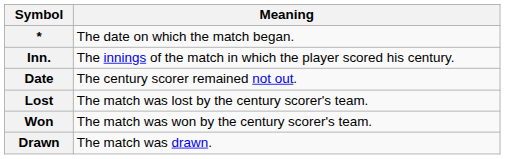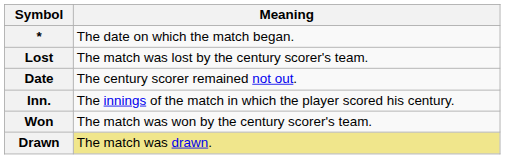rows swapped: (39, 57) <-> (39, 100)
(144, 143) no background -> (144, 143) khaki background
